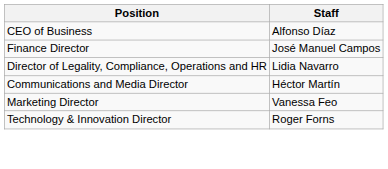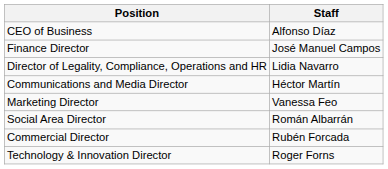+ row: (56, 119)
+ row: (58, 137)
